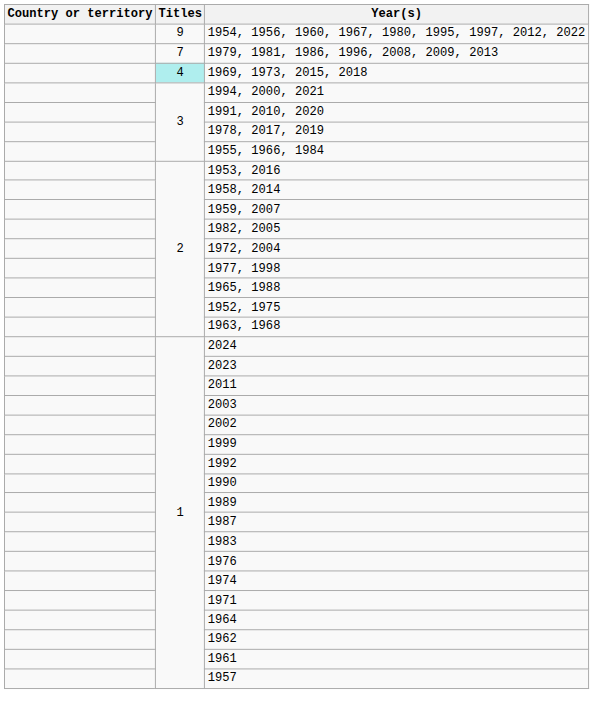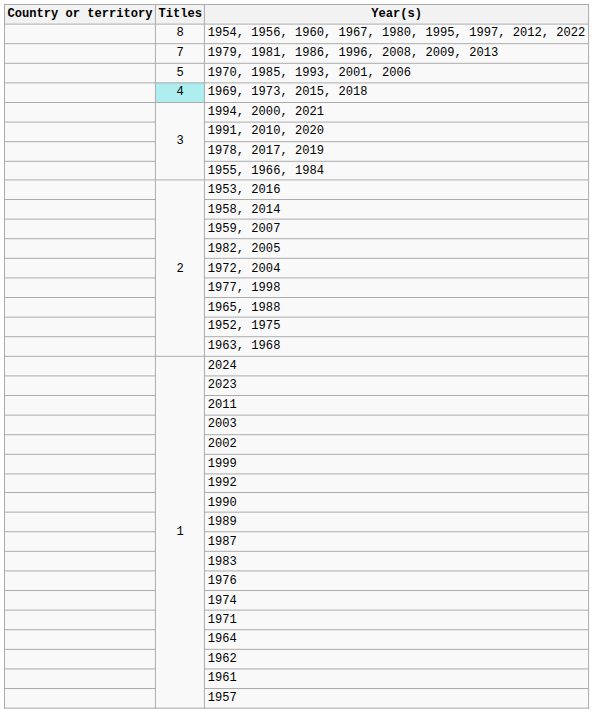(180, 34) 9 -> (180, 34) 8
+ row: (309, 73)
